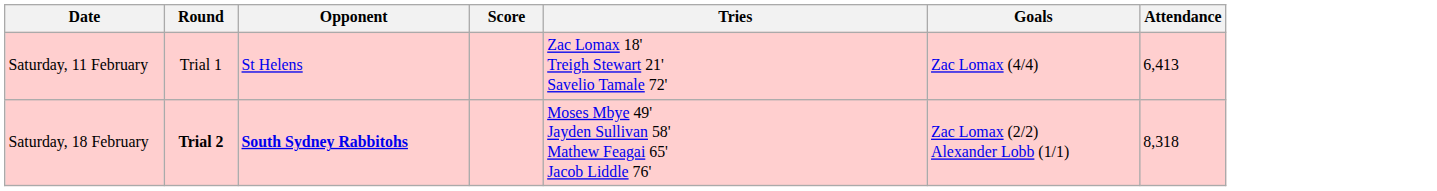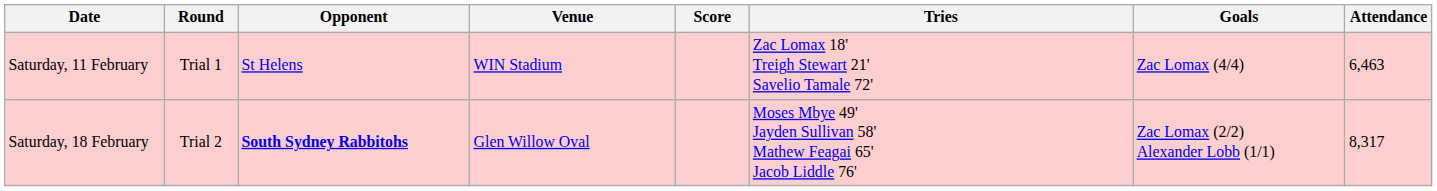+ column: (573, 18)
(1161, 65) 6,413 -> (1367, 65) 6,463
(201, 142) bold -> (201, 142) normal
(1161, 142) 8,318 -> (1367, 142) 8,317
